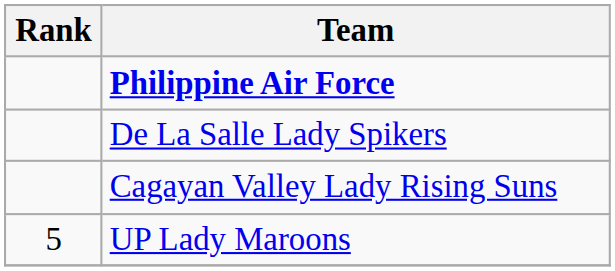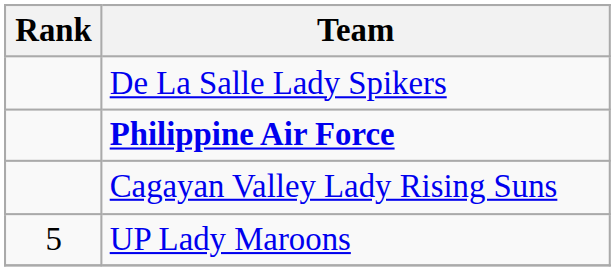rows swapped: (252, 82) <-> (278, 134)
